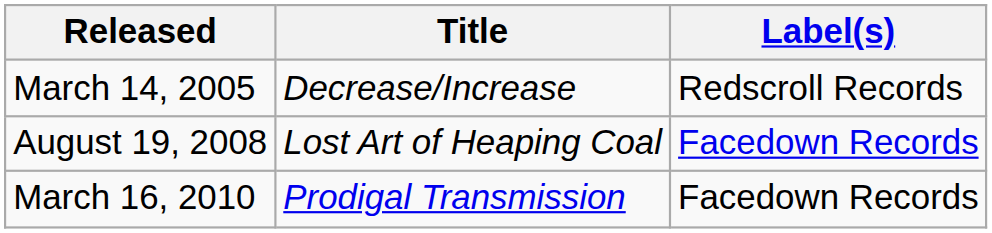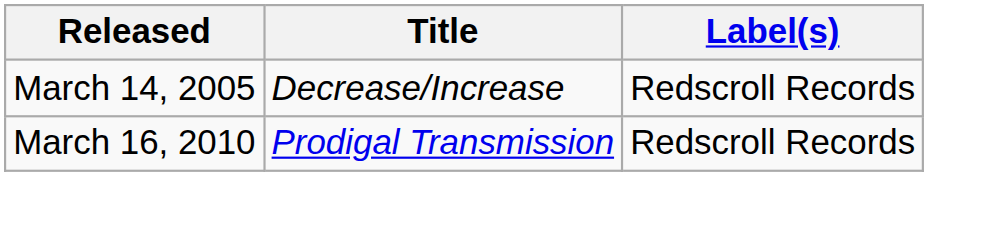- row: (140, 142)
(828, 198) Facedown Records -> (773, 142) Redscroll Records
